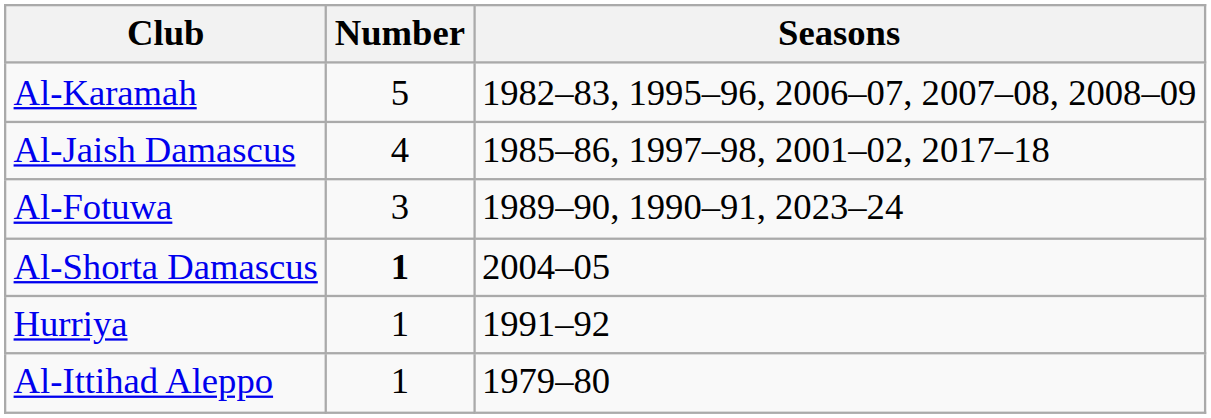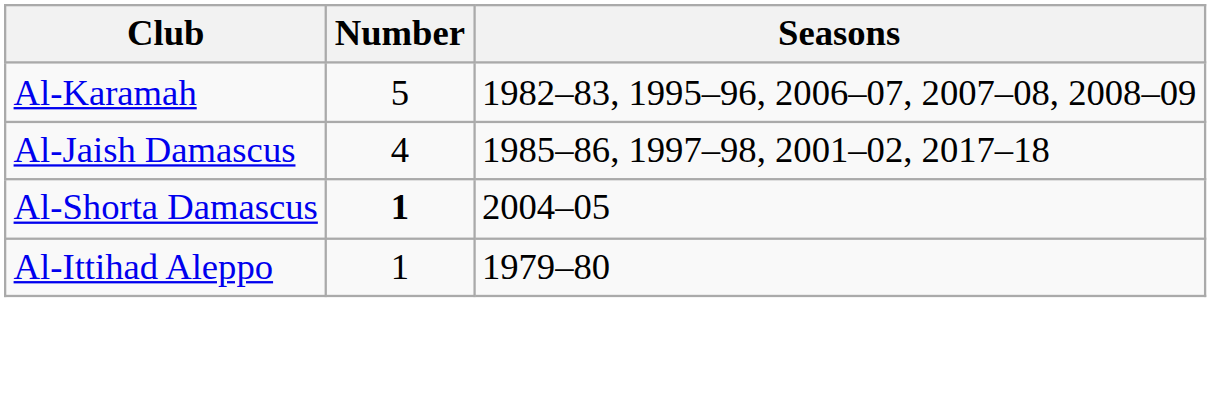- row: (93, 207)
- row: (71, 324)
